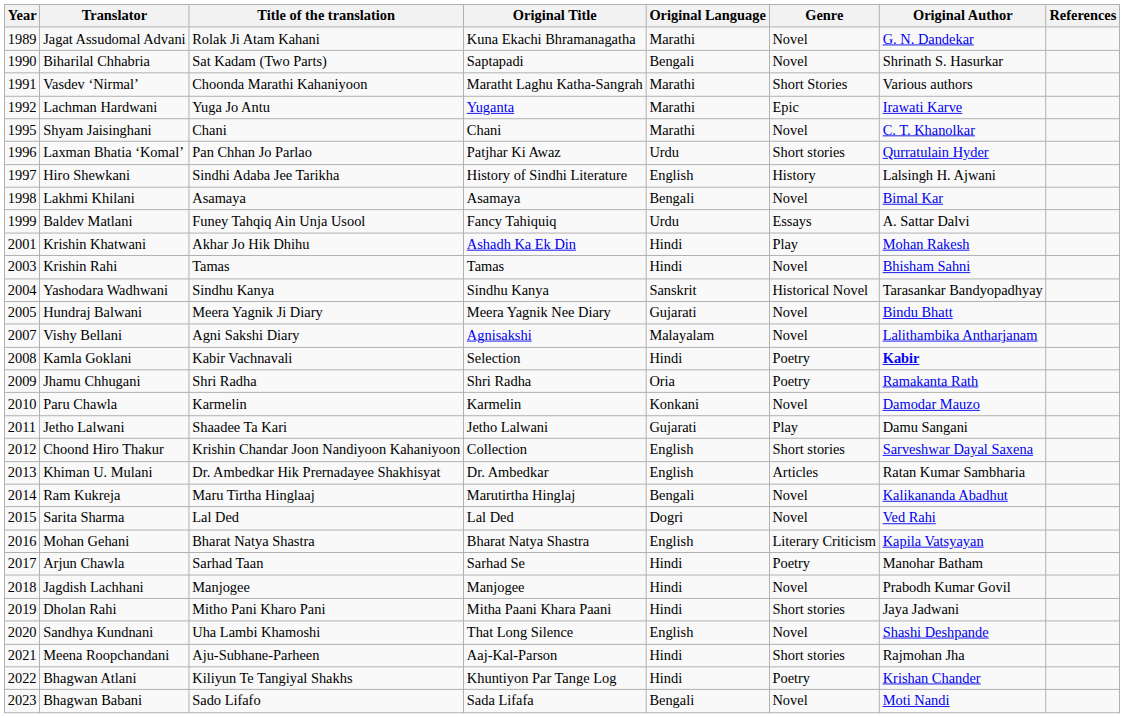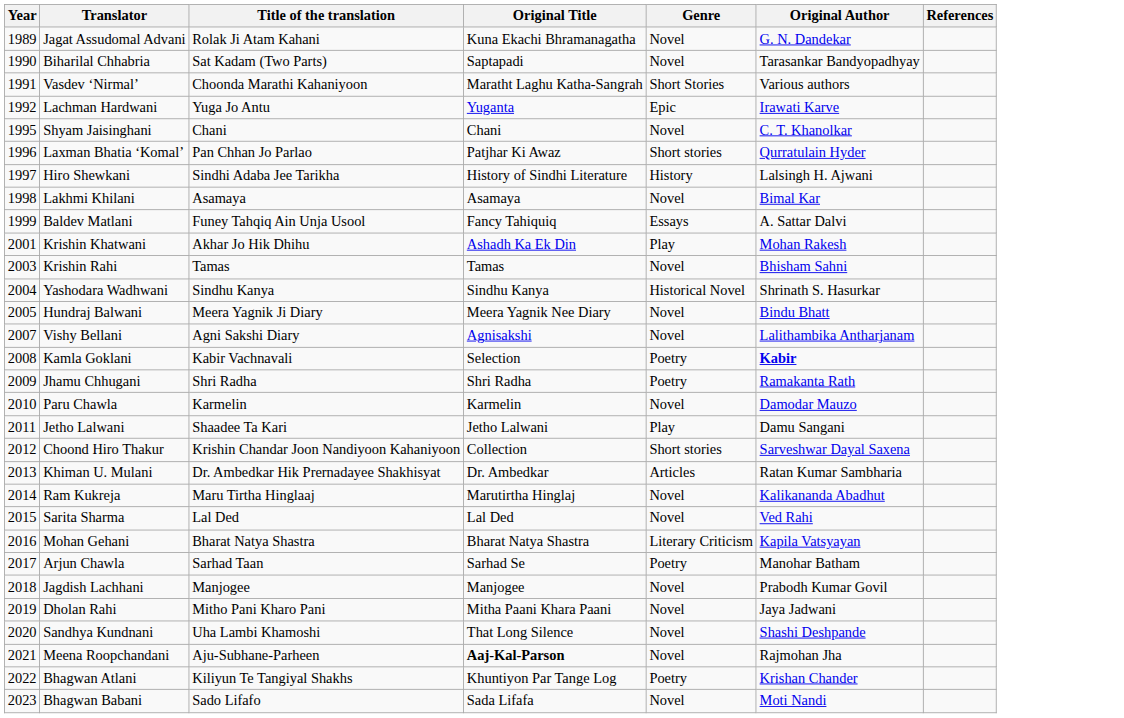- column: (708, 15)
(943, 61) Shrinath S. Hasurkar -> (840, 61) Tarasankar Bandyopadhyay
(963, 289) Tarasankar Bandyopadhyay -> (820, 289) Shrinath S. Hasurkar
(809, 609) Short stories -> (667, 609) Novel
(512, 655) normal -> (516, 655) bold
(809, 655) Short stories -> (667, 655) Novel
